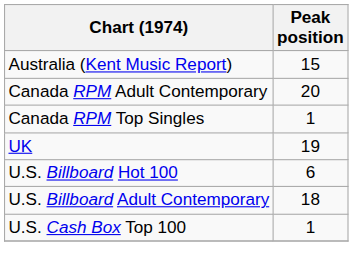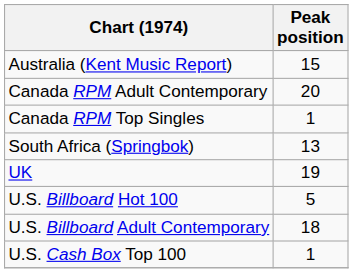+ row: (101, 145)
(310, 173) 6 -> (310, 200) 5
